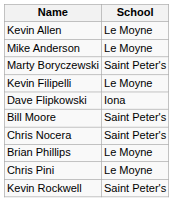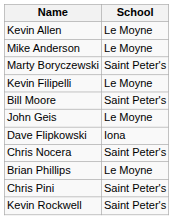rows swapped: (47, 100) <-> (31, 118)
+ row: (32, 118)
(128, 170) Le Moyne -> (135, 188) Saint Peter's
